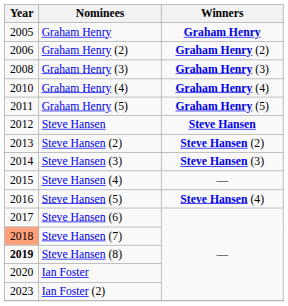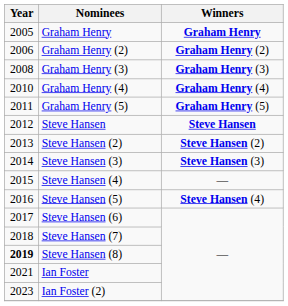(22, 236) lightsalmon background -> (22, 236) no background
(22, 273) 2020 -> (22, 273) 2021
